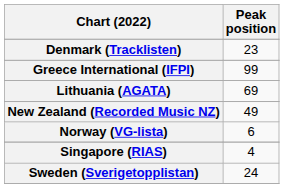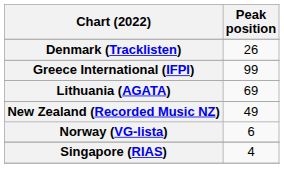(251, 49) 23 -> (251, 49) 26
- row: (114, 173)
